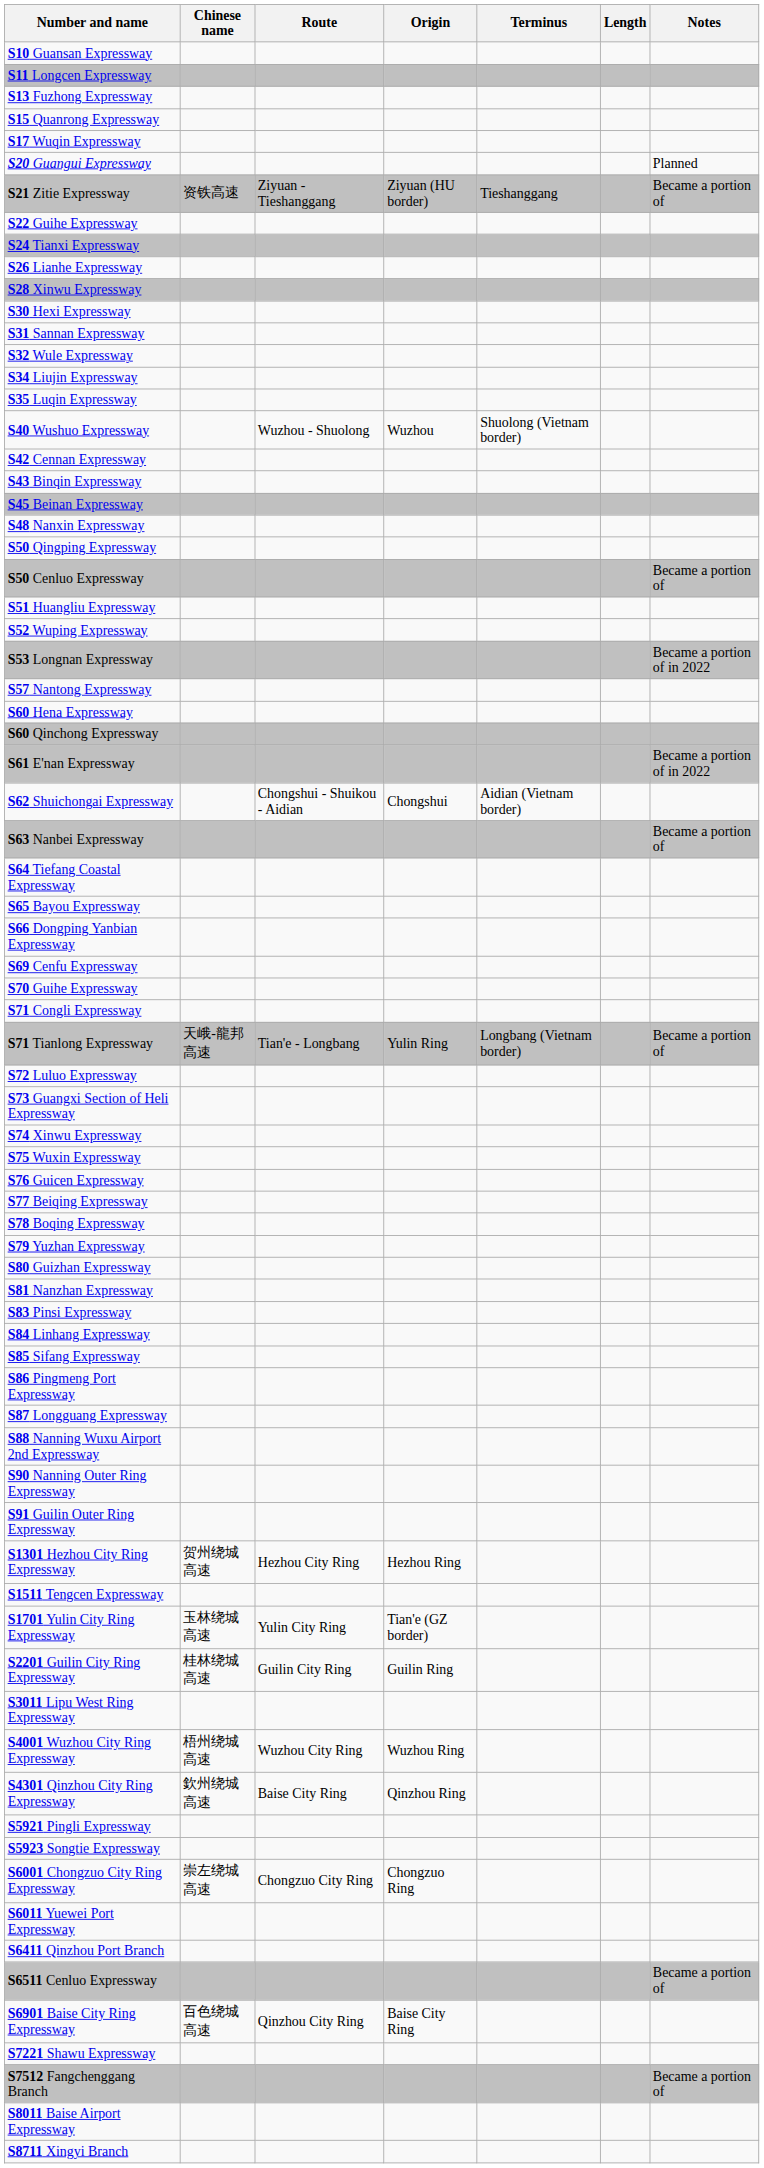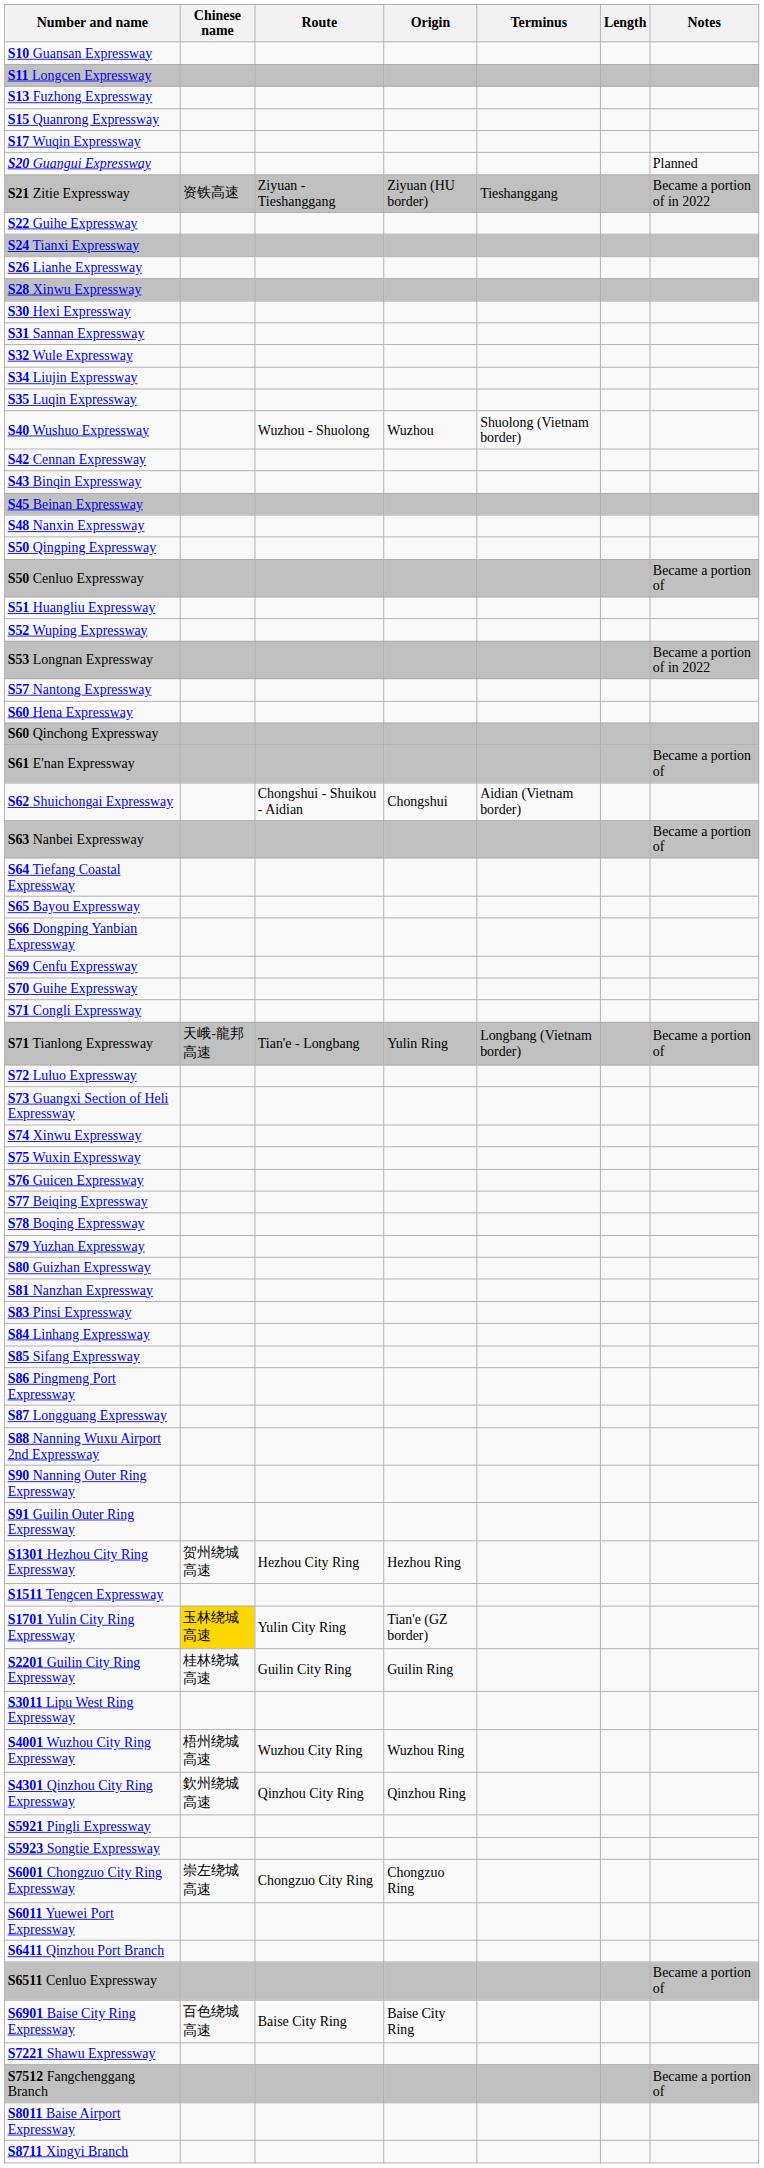(702, 193) Became a portion of -> (702, 193) Became a portion of in 2022
(702, 763) Became a portion of in 2022 -> (702, 763) Became a portion of
(211, 1626) no background -> (211, 1626) gold background
(302, 1793) Baise City Ring -> (311, 1793) Qinzhou City Ring
(311, 2021) Qinzhou City Ring -> (302, 2021) Baise City Ring
